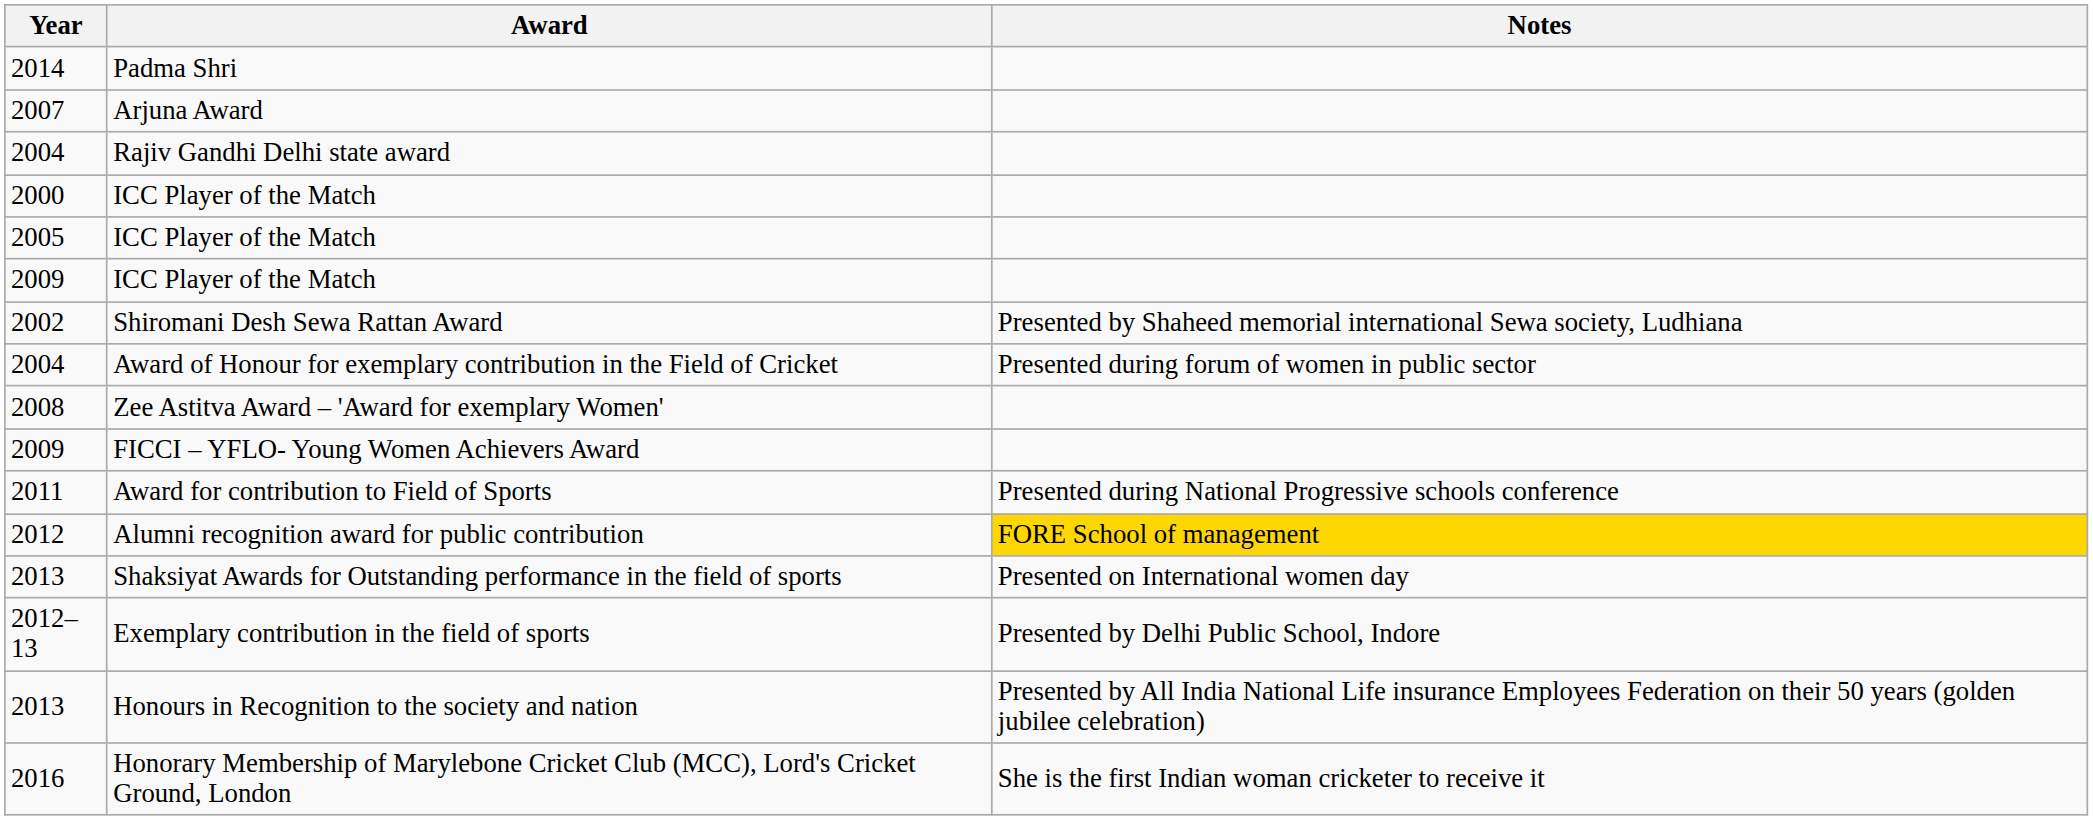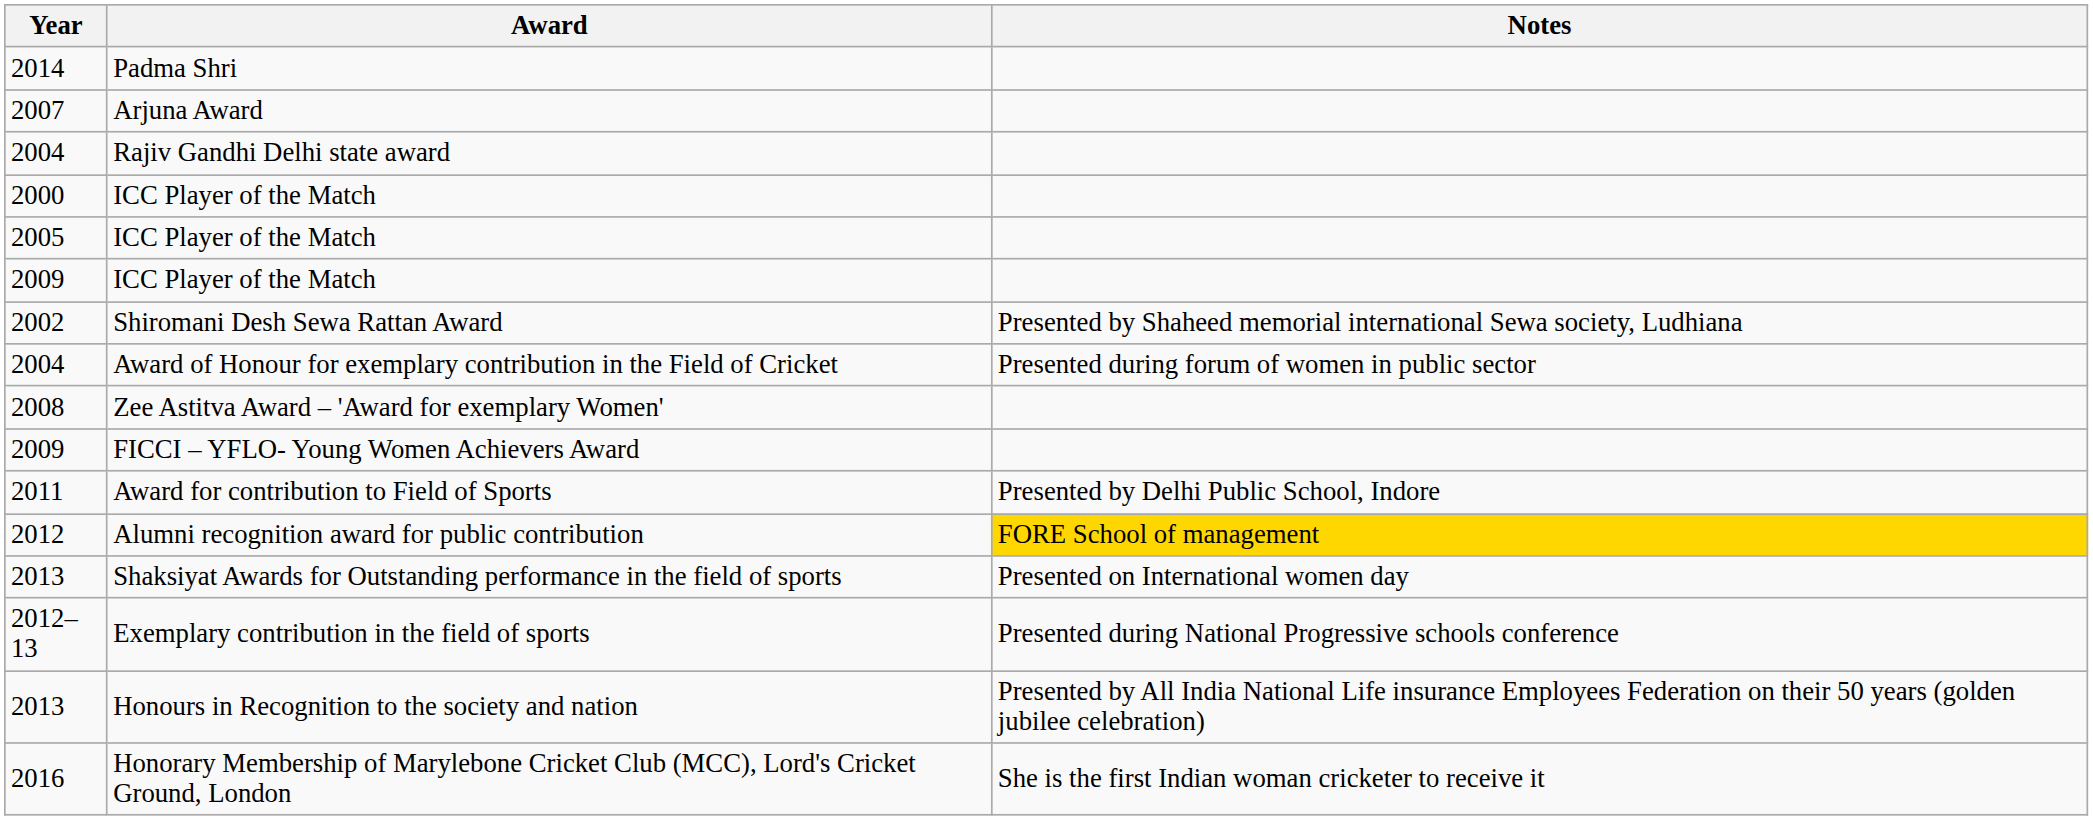(1308, 491) Presented during National Progressive schools conference -> (1219, 491) Presented by Delhi Public School, Indore
(1219, 633) Presented by Delhi Public School, Indore -> (1308, 633) Presented during National Progressive schools conference
